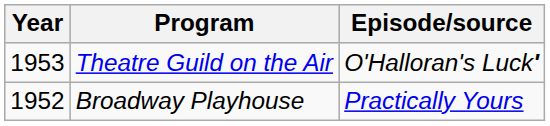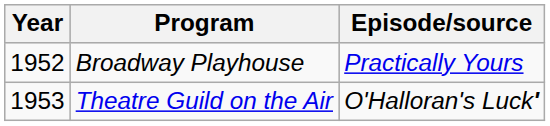rows swapped: (190, 100) <-> (204, 62)
